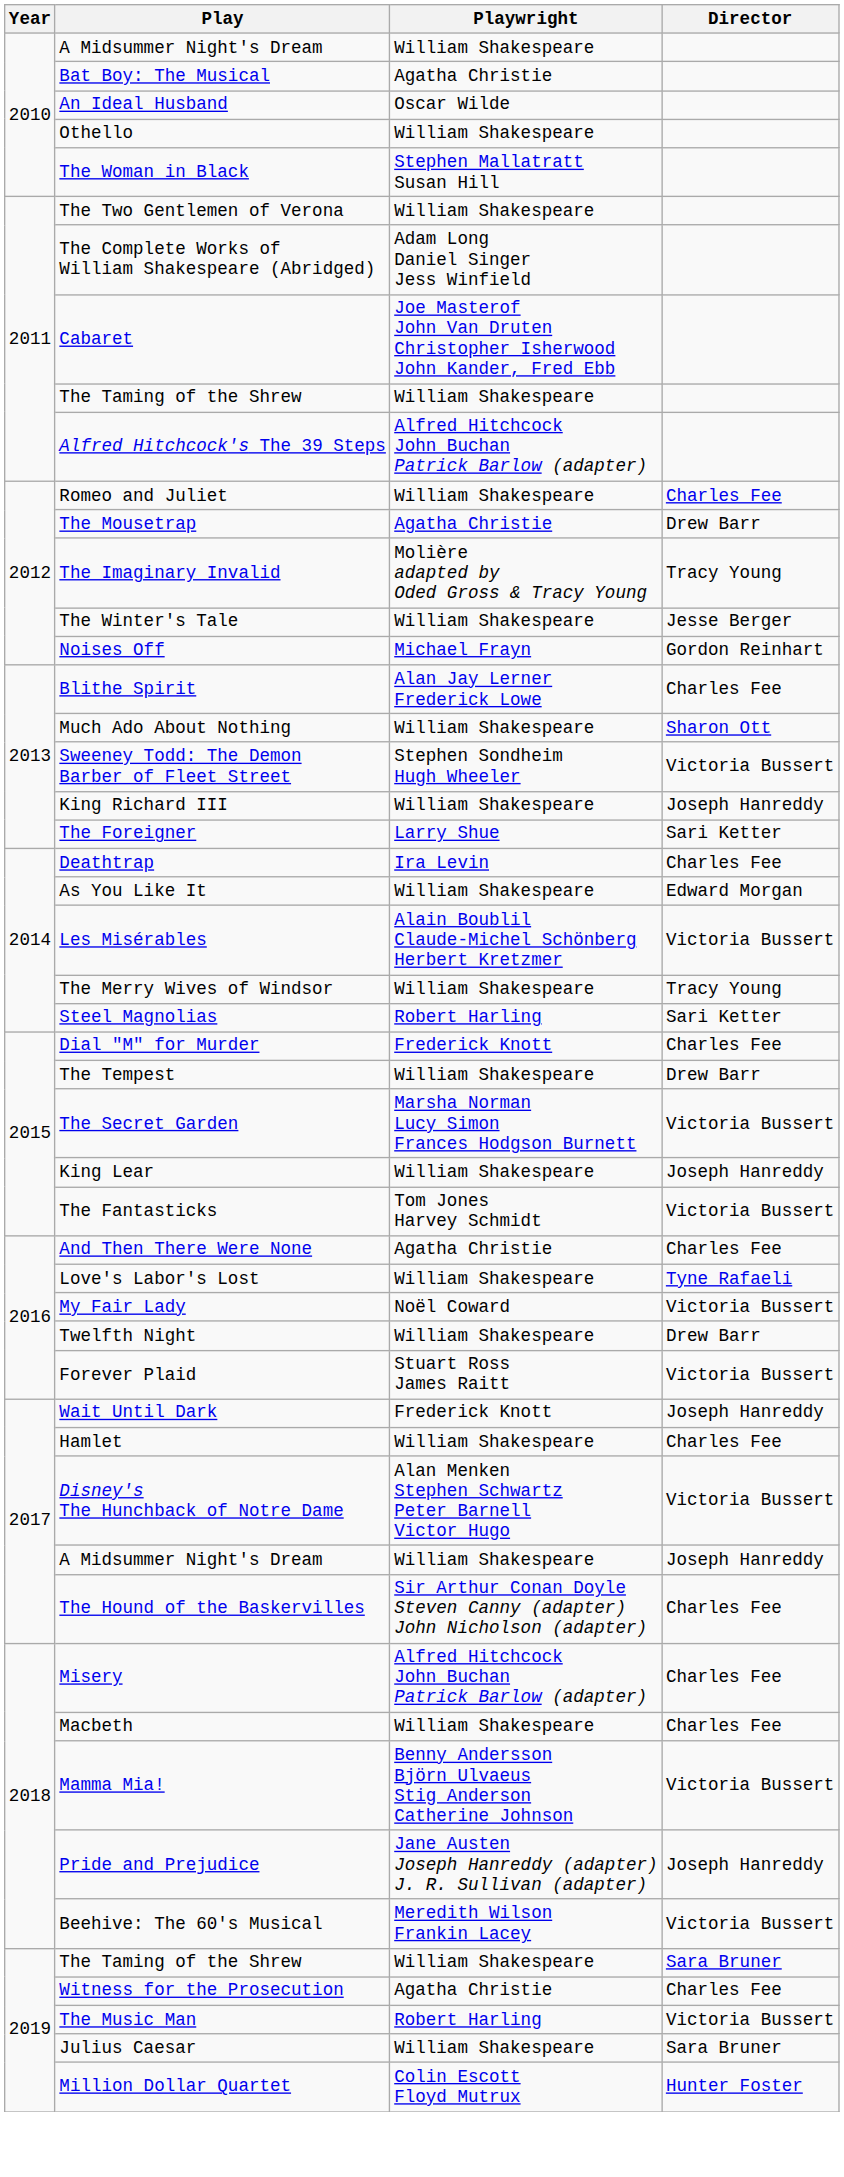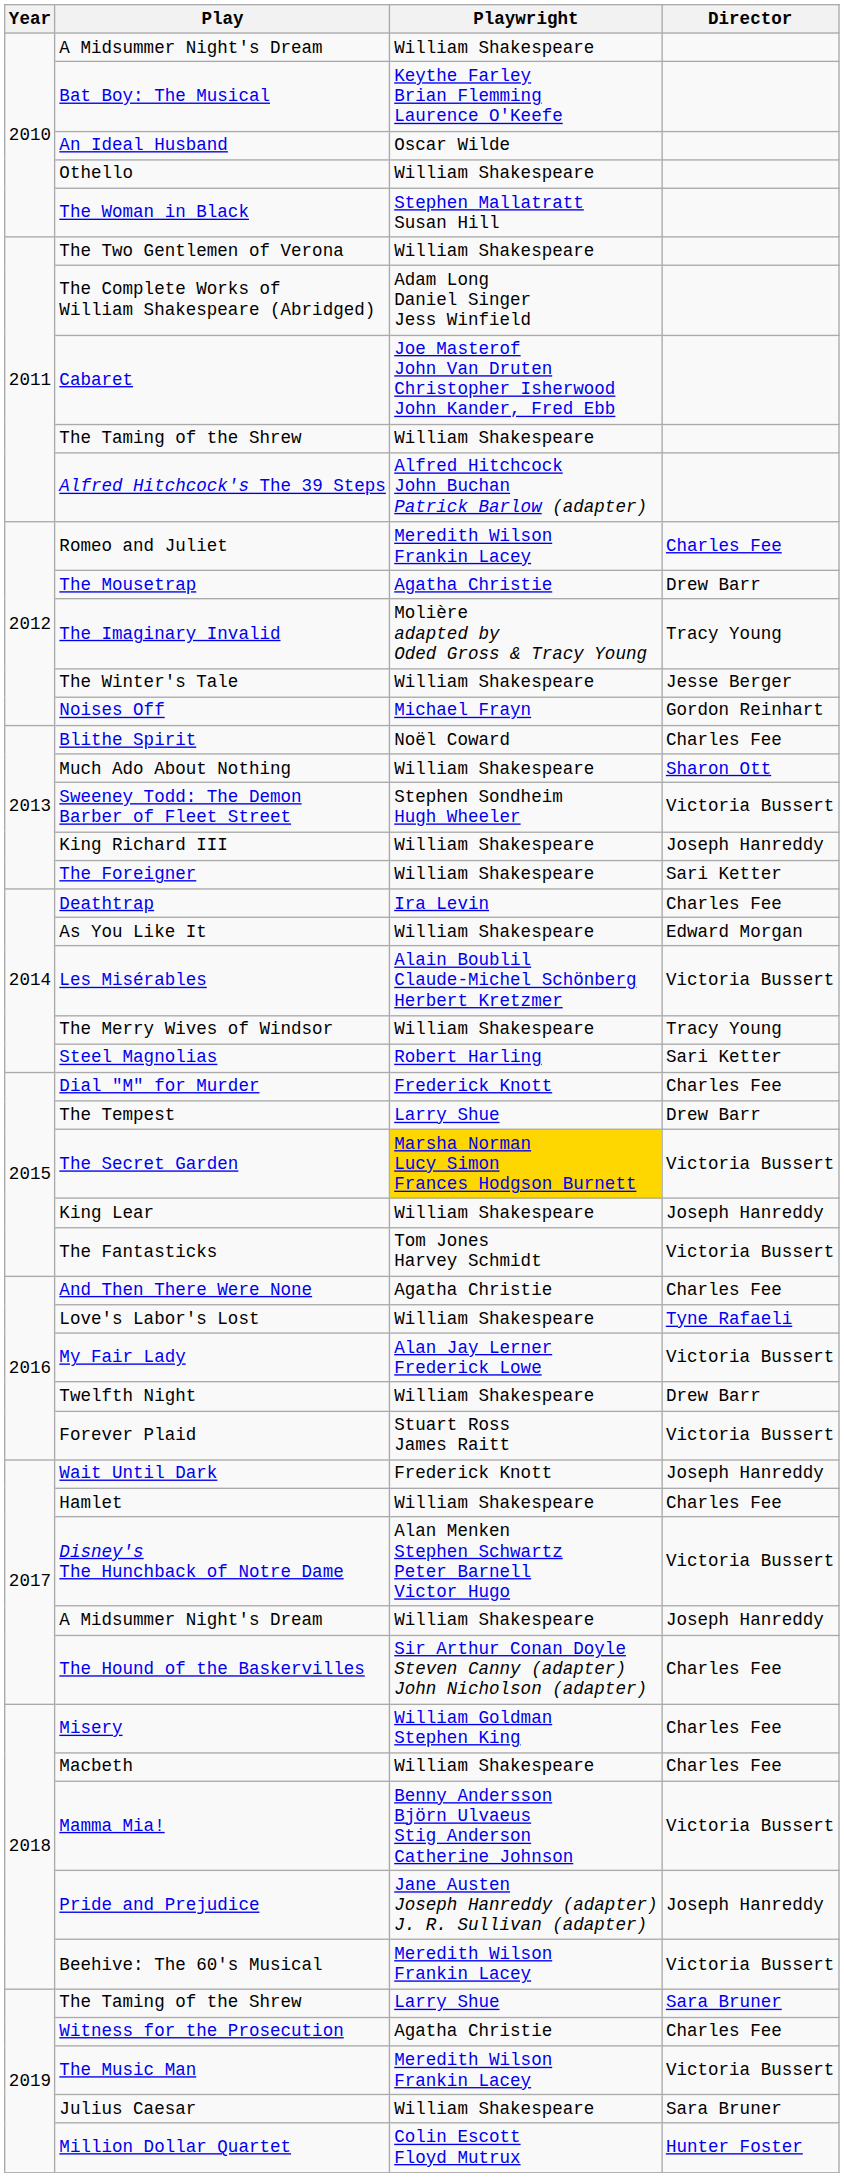(473, 76) Agatha Christie -> (478, 96) Keythe Farley Brian Flemming Laurence O'Keefe
(494, 496) William Shakespeare -> (473, 546) Meredith Wilson Frankin Lacey
(473, 689) Alan Jay Lerner Frederick Lowe -> (452, 740) Noël Coward
(447, 834) Larry Shue -> (494, 875) William Shakespeare
(494, 1075) William Shakespeare -> (447, 1115) Larry Shue
(515, 1124) no background -> (515, 1164) gold background
(452, 1307) Noël Coward -> (473, 1358) Alan Jay Lerner Frederick Lowe
(521, 1678) Alfred Hitchcock John Buchan Patrick Barlow (adapter) -> (473, 1728) William Goldman Stephen King
(494, 1962) William Shakespeare -> (447, 2003) Larry Shue
(468, 2020) Robert Harling -> (473, 2070) Meredith Wilson Frankin Lacey
